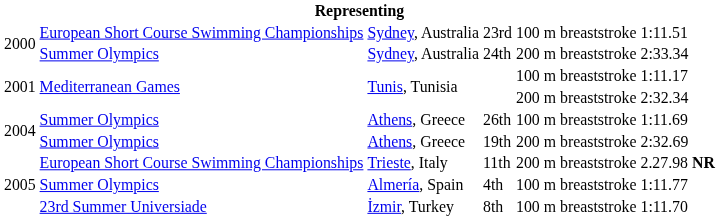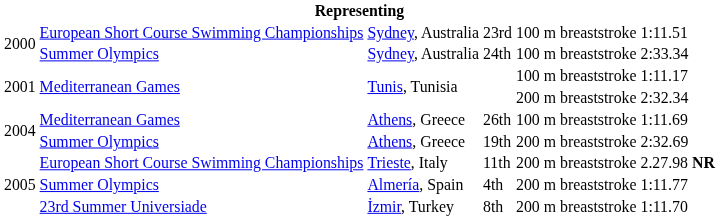(576, 54) 200 m breaststroke -> (576, 54) 100 m breaststroke
(99, 119) Summer Olympics -> (110, 119) Mediterranean Games
(576, 185) 100 m breaststroke -> (576, 185) 200 m breaststroke
(576, 206) 100 m breaststroke -> (576, 206) 200 m breaststroke
